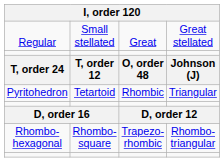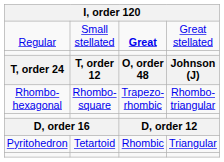(143, 42) normal -> (143, 42) bold
rows swapped: (37, 93) <-> (37, 138)
